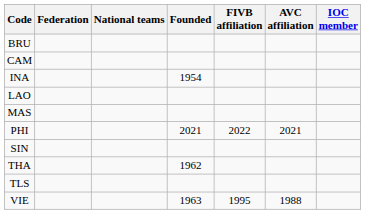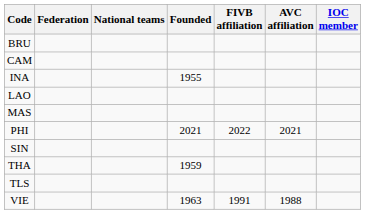(191, 78) 1954 -> (191, 78) 1955
(191, 165) 1962 -> (191, 165) 1959
(239, 200) 1995 -> (239, 200) 1991
